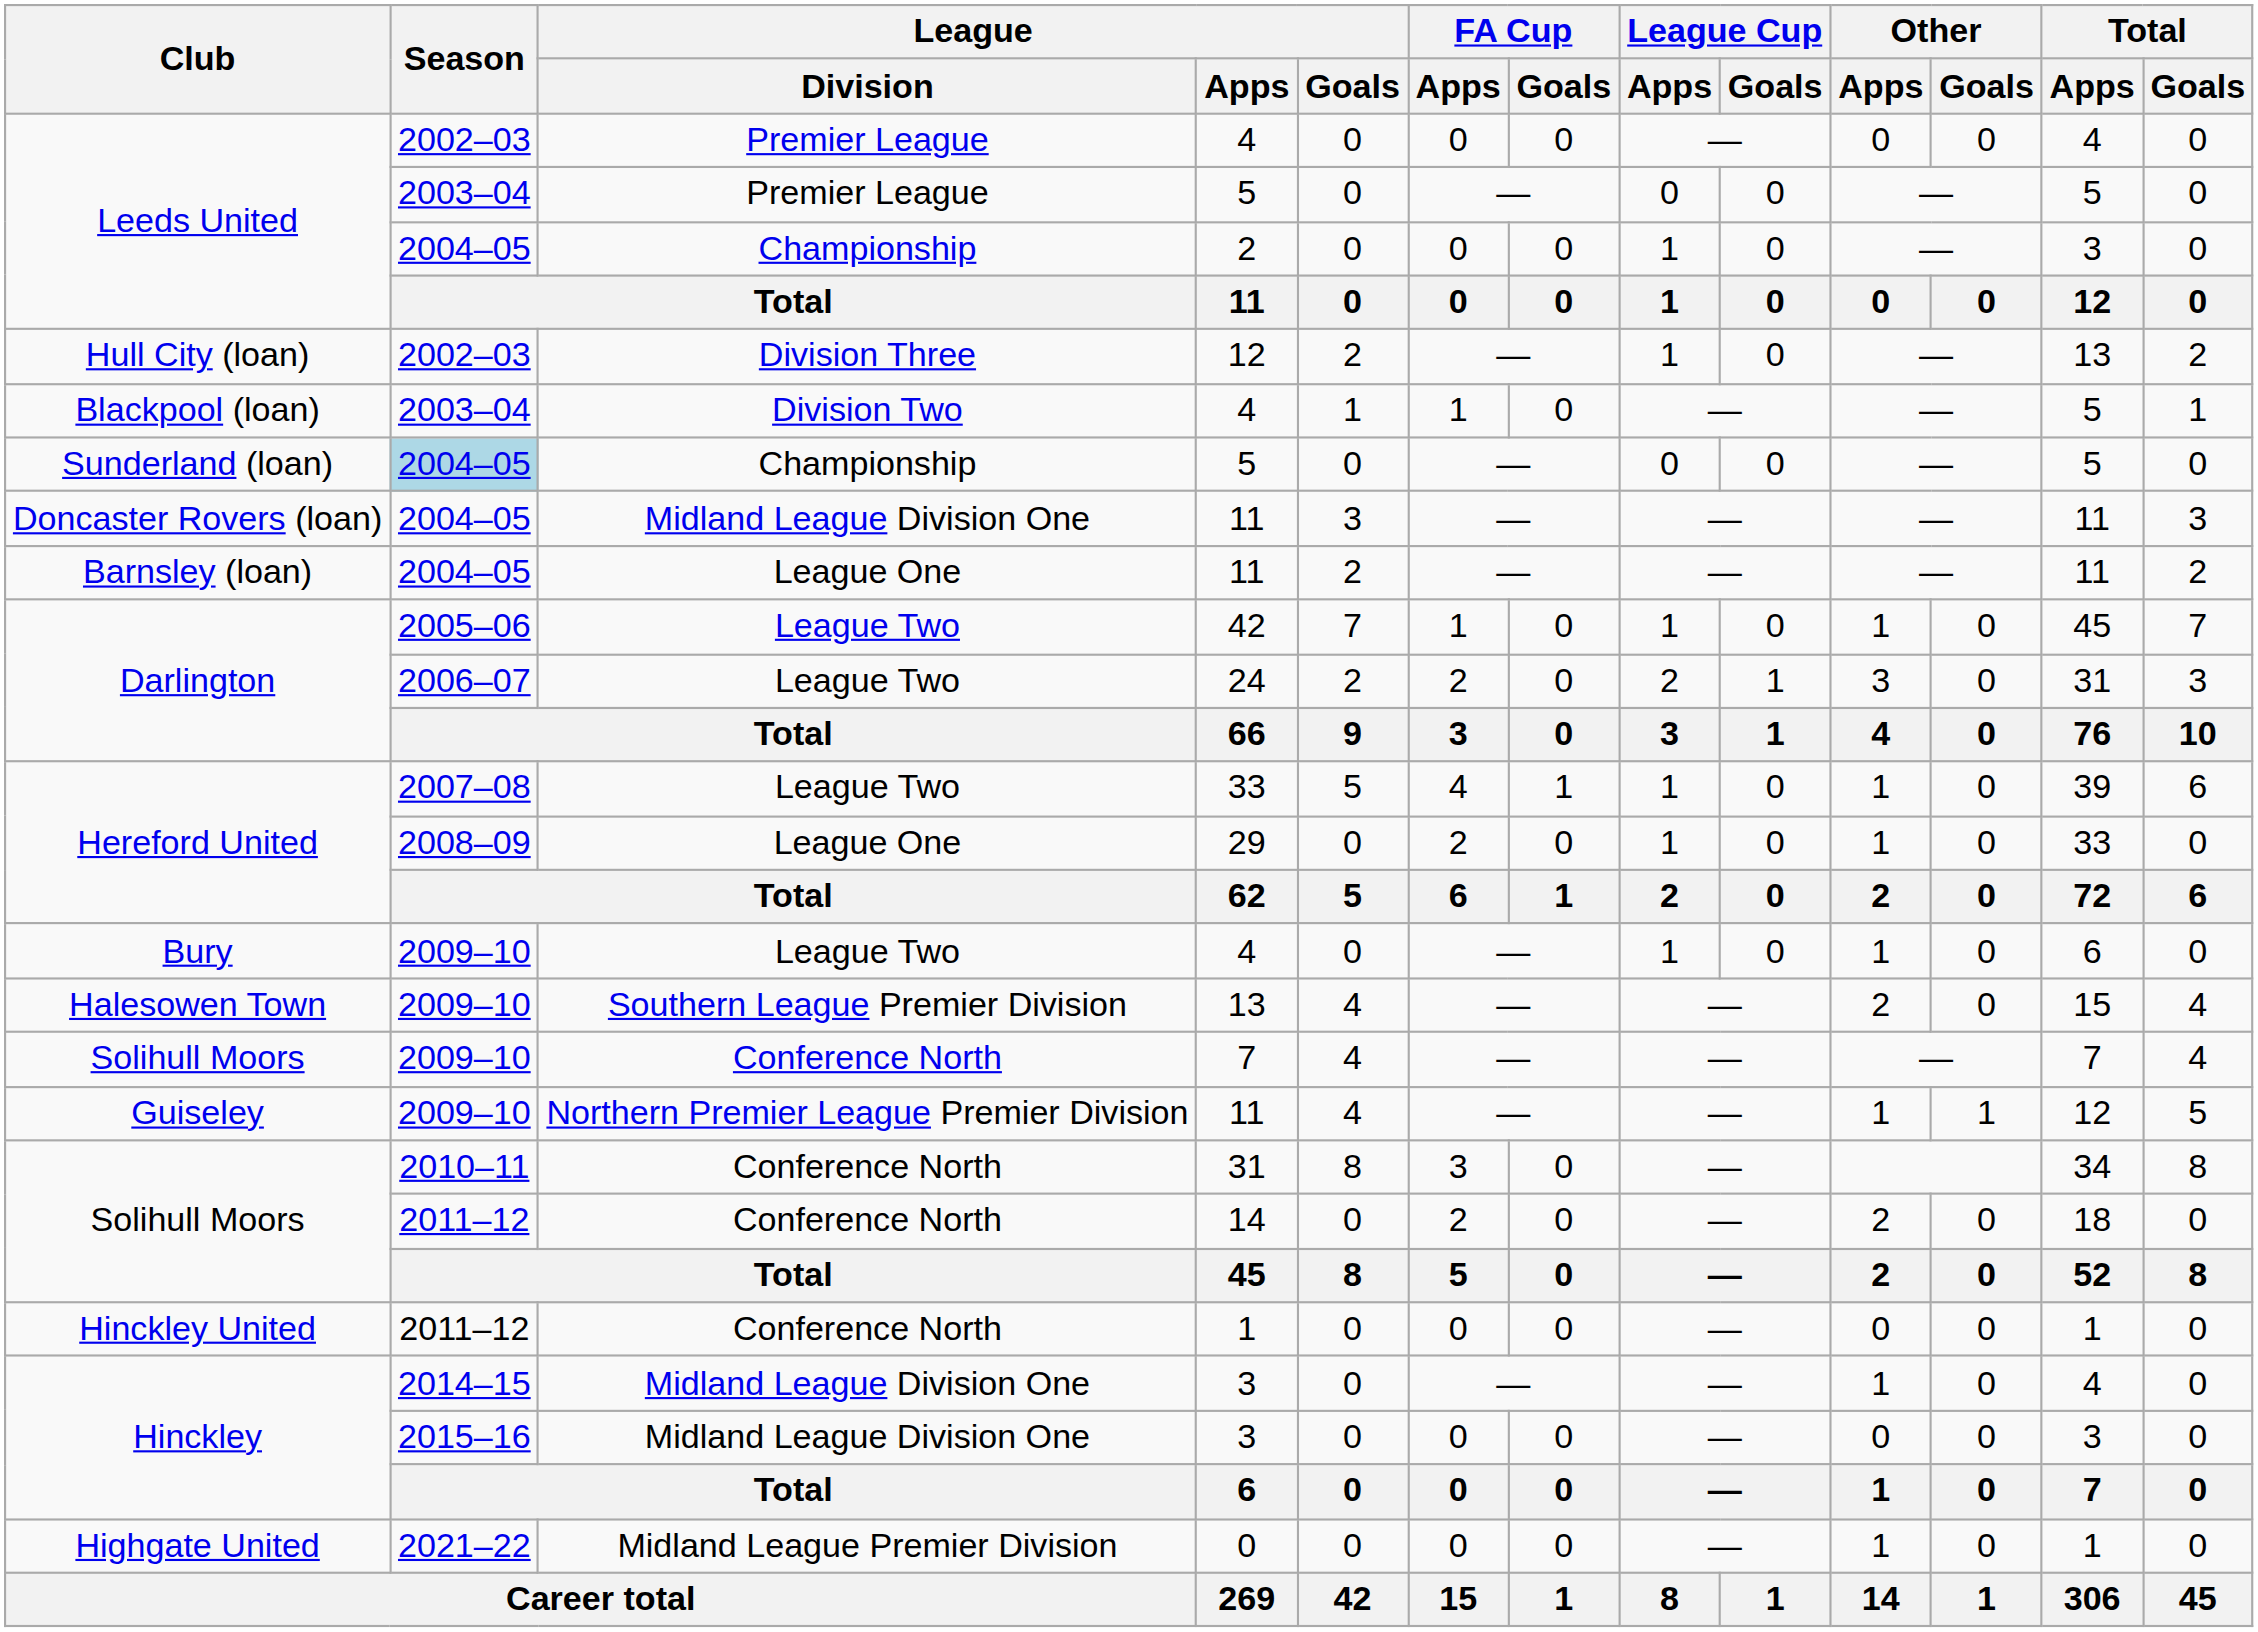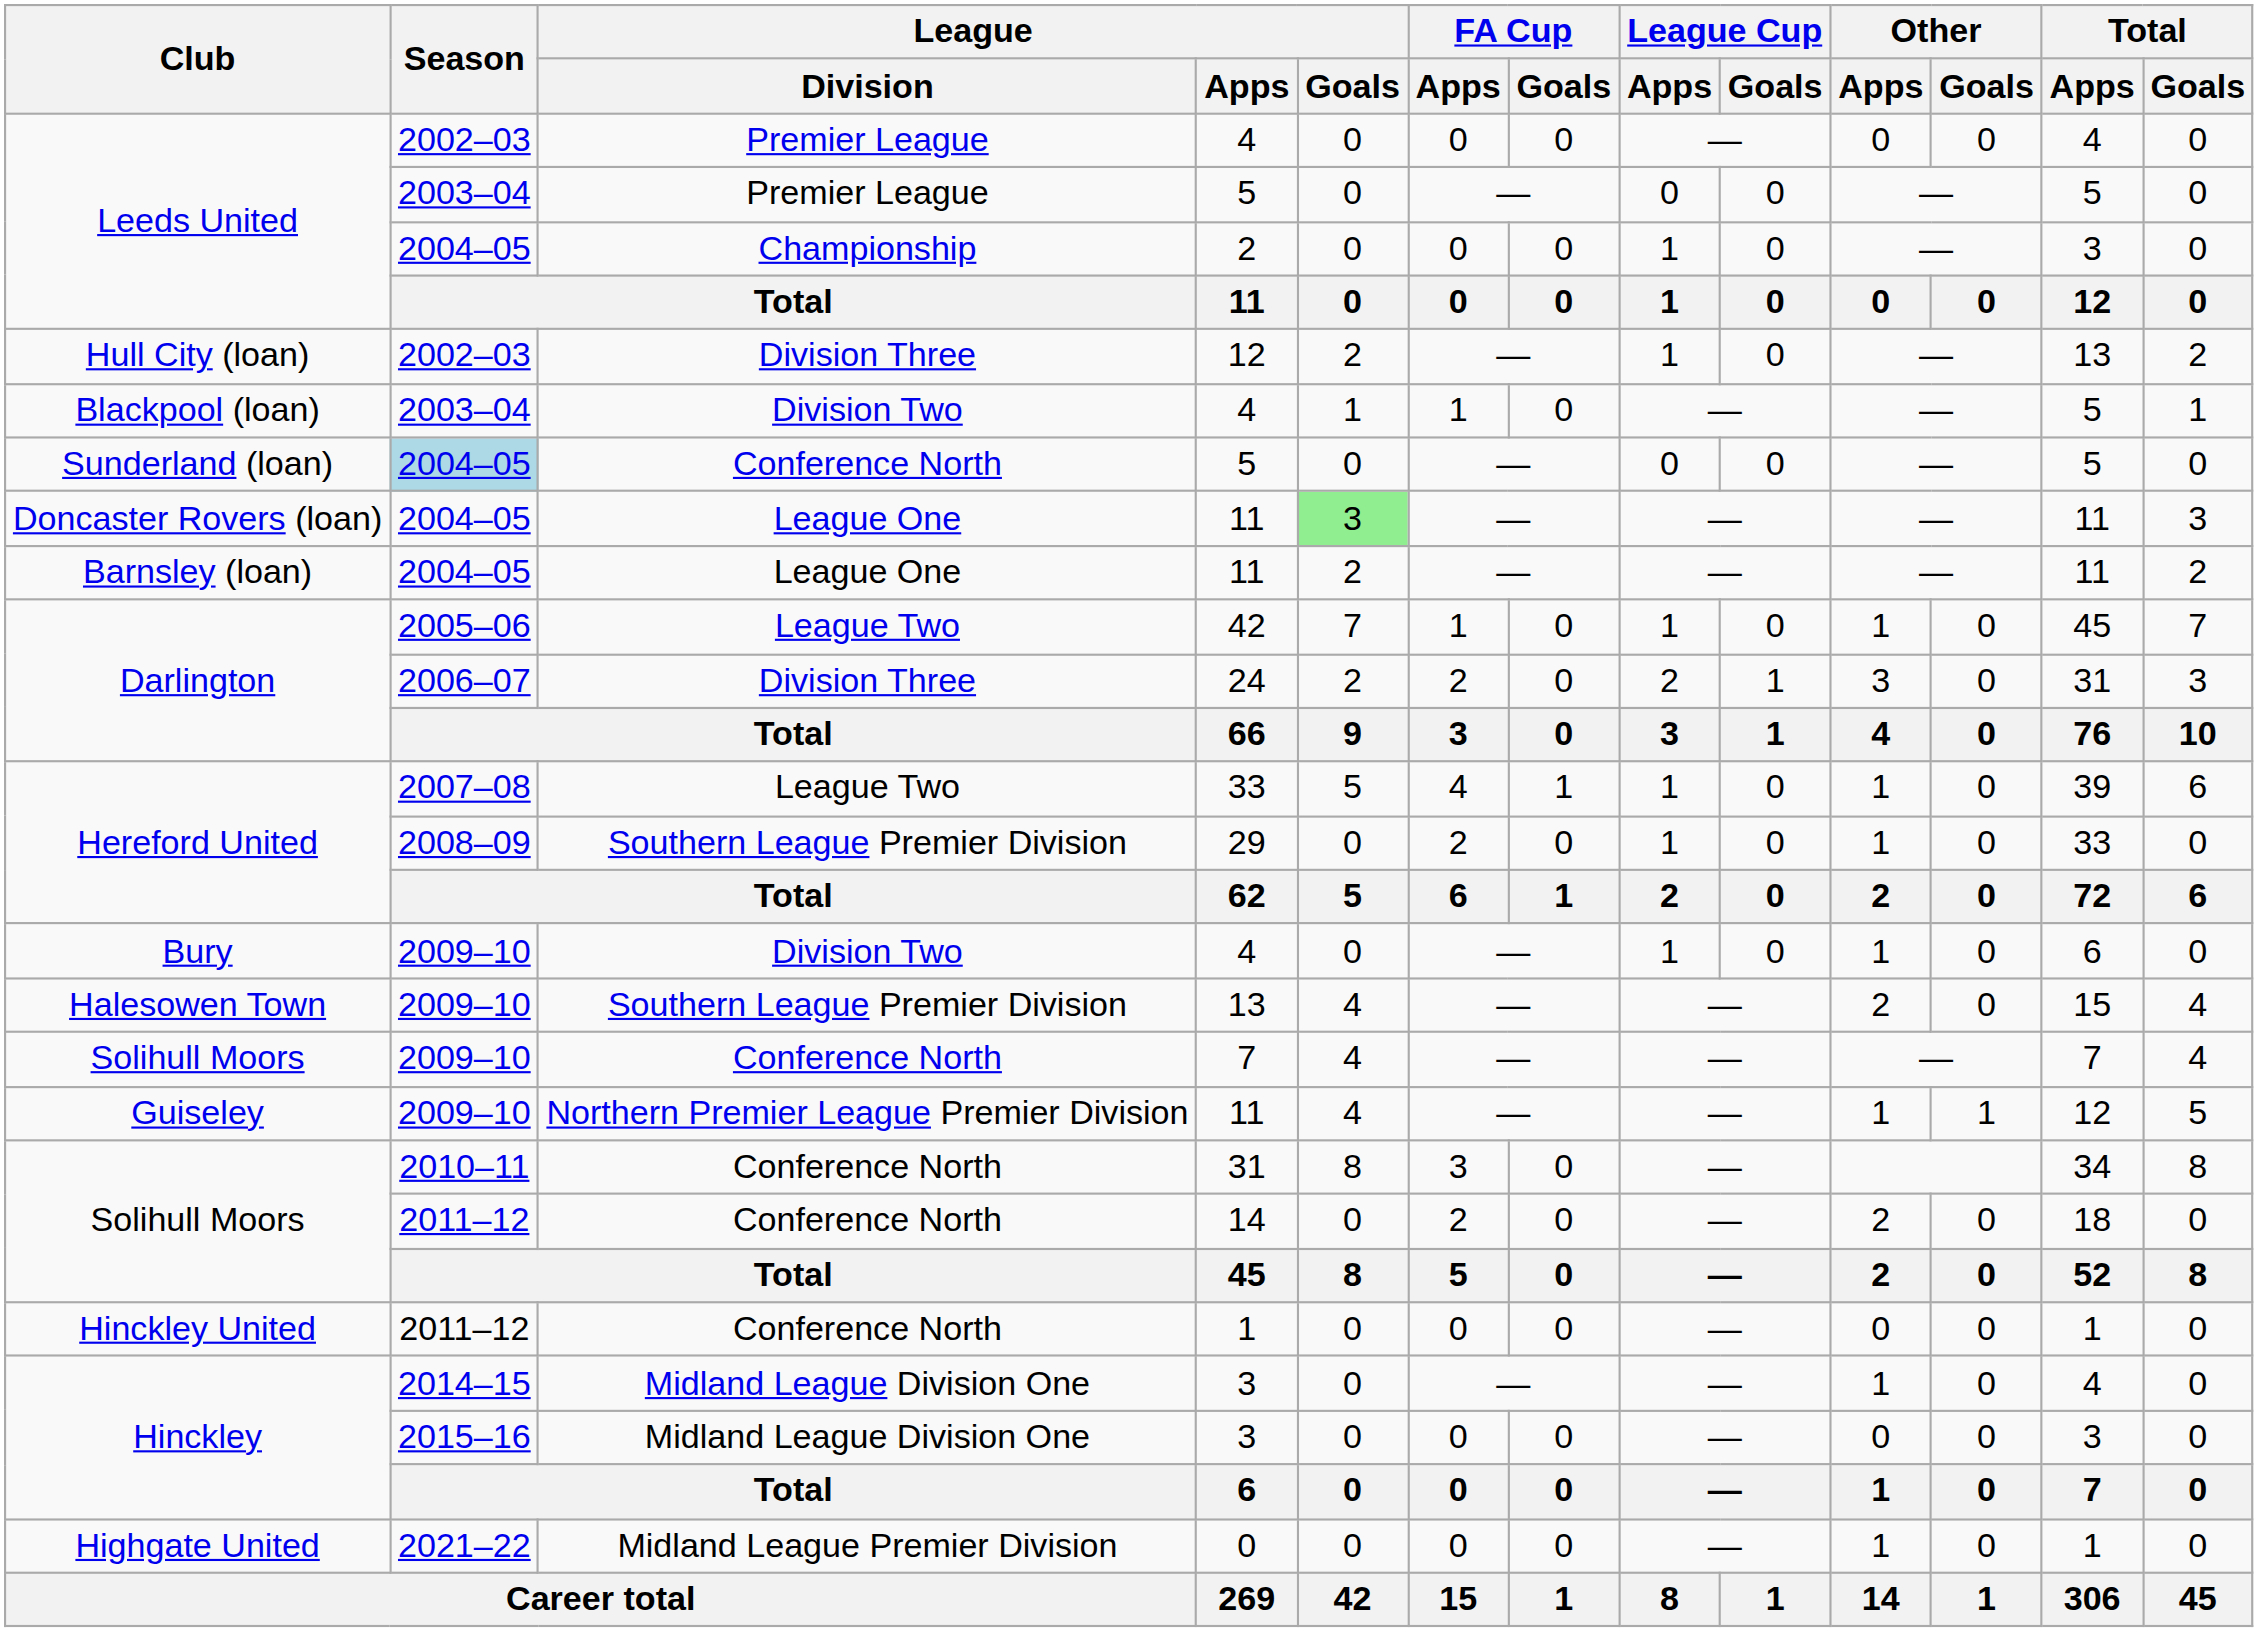(867, 463) Championship -> (867, 463) Conference North
(867, 517) Midland League Division One -> (867, 517) League One
(1352, 517) no background -> (1352, 517) lightgreen background
(867, 680) League Two -> (867, 680) Division Three
(867, 842) League One -> (867, 842) Southern League Premier Division
(867, 950) League Two -> (867, 950) Division Two
